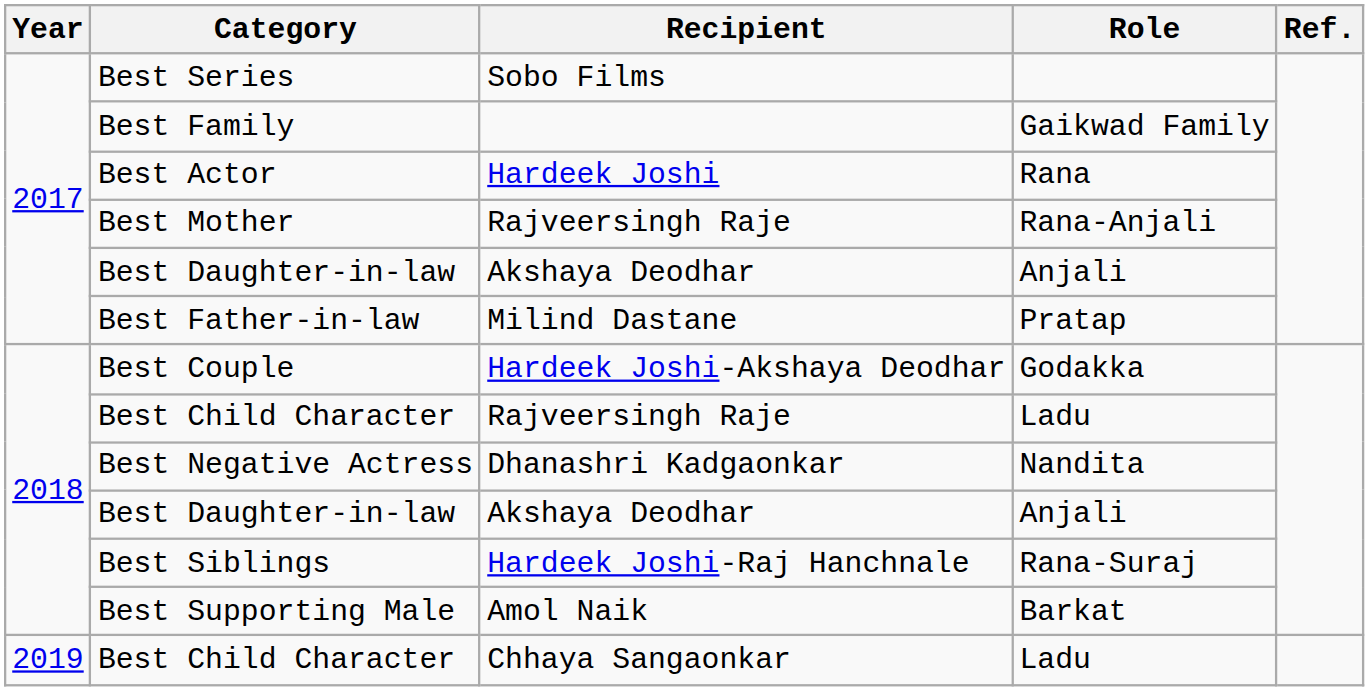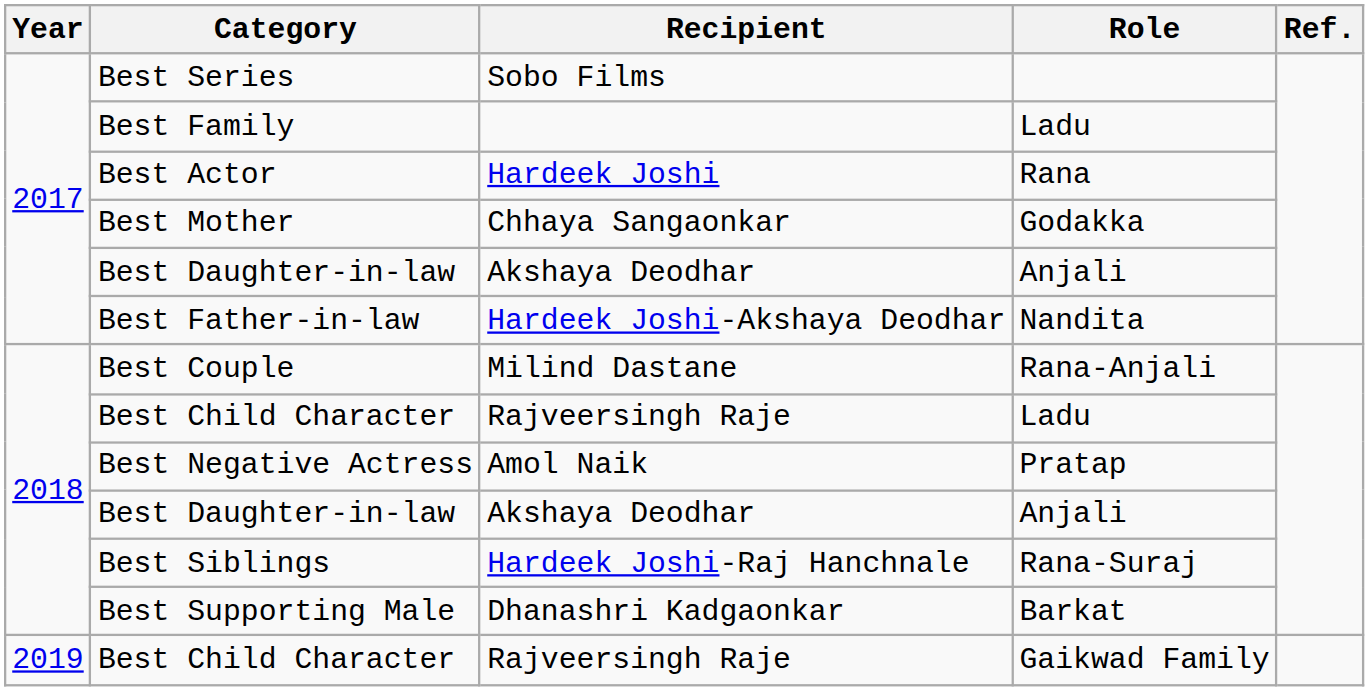(1145, 126) Gaikwad Family -> (1055, 126) Ladu
(639, 223) Rajveersingh Raje -> (639, 223) Chhaya Sangaonkar
(1118, 223) Rana-Anjali -> (1082, 223) Godakka
(612, 321) Milind Dastane -> (746, 321) Hardeek Joshi-Akshaya Deodhar
(1073, 321) Pratap -> (1082, 321) Nandita
(746, 369) Hardeek Joshi-Akshaya Deodhar -> (612, 369) Milind Dastane
(1082, 369) Godakka -> (1118, 369) Rana-Anjali
(666, 466) Dhanashri Kadgaonkar -> (568, 466) Amol Naik
(1082, 466) Nandita -> (1073, 466) Pratap
(568, 612) Amol Naik -> (666, 612) Dhanashri Kadgaonkar
(639, 660) Chhaya Sangaonkar -> (639, 660) Rajveersingh Raje
(1055, 660) Ladu -> (1145, 660) Gaikwad Family
